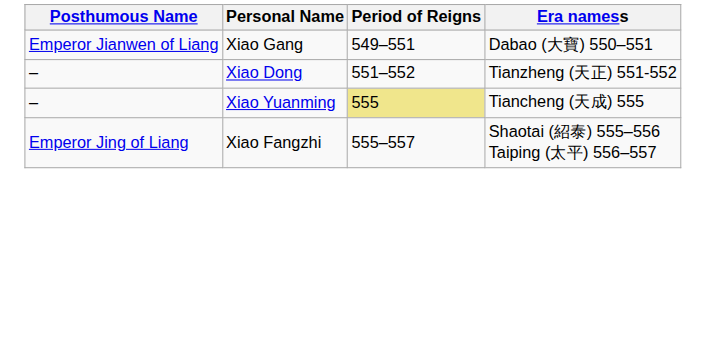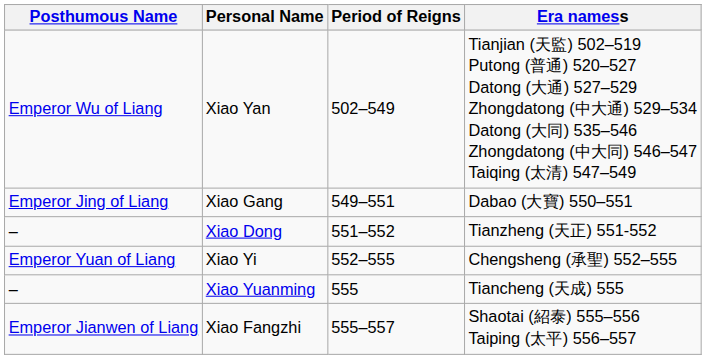+ row: (238, 109)
(124, 44) Emperor Jianwen of Liang -> (88, 202) Emperor Jing of Liang
+ row: (231, 260)
(365, 102) khaki background -> (345, 289) no background
(109, 142) Emperor Jing of Liang -> (103, 328) Emperor Jianwen of Liang
